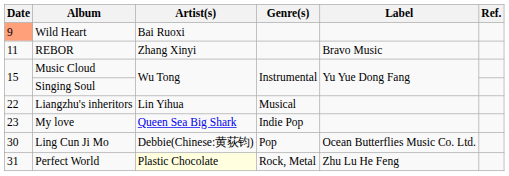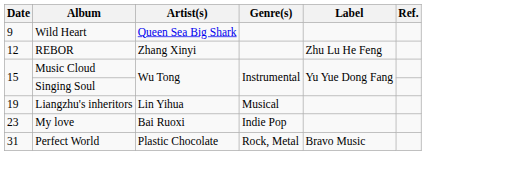(10, 31) lightsalmon background -> (10, 31) no background
(161, 31) Bai Ruoxi -> (187, 31) Queen Sea Big Shark
(13, 50) 11 -> (13, 50) 12
(352, 50) Bravo Music -> (344, 50) Zhu Lu He Feng
(13, 104) 22 -> (13, 104) 19
(187, 123) Queen Sea Big Shark -> (161, 123) Bai Ruoxi
- row: (72, 142)
(178, 161) lightyellow background -> (178, 141) no background
(361, 161) Zhu Lu He Feng -> (335, 141) Bravo Music
